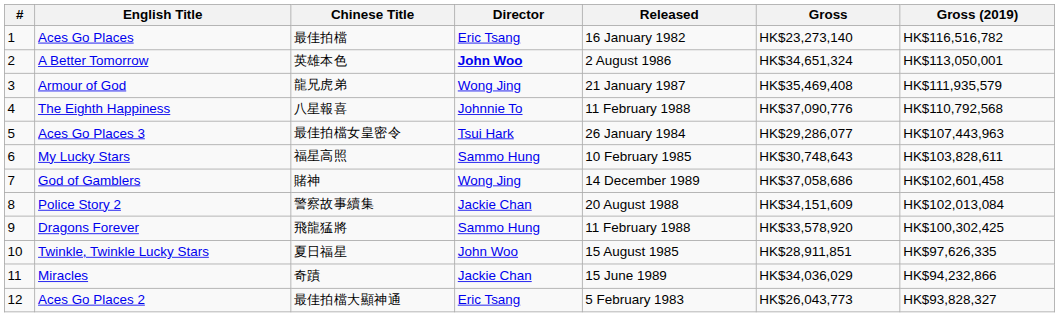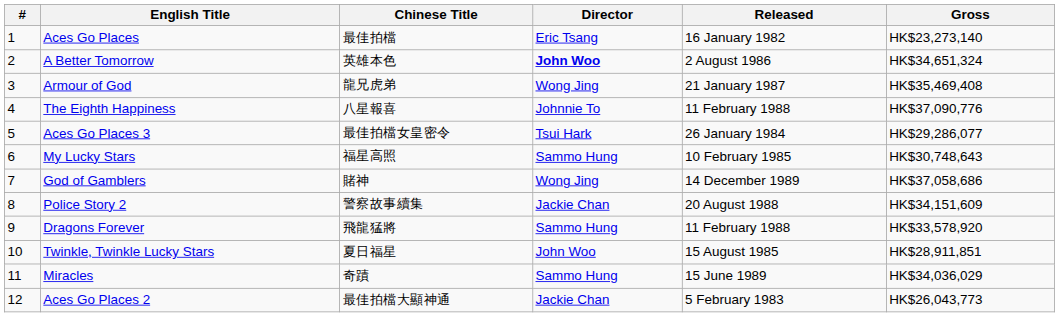- column: (977, 15)
(495, 276) Jackie Chan -> (577, 276) Sammo Hung
(489, 299) Eric Tsang -> (572, 299) Jackie Chan
